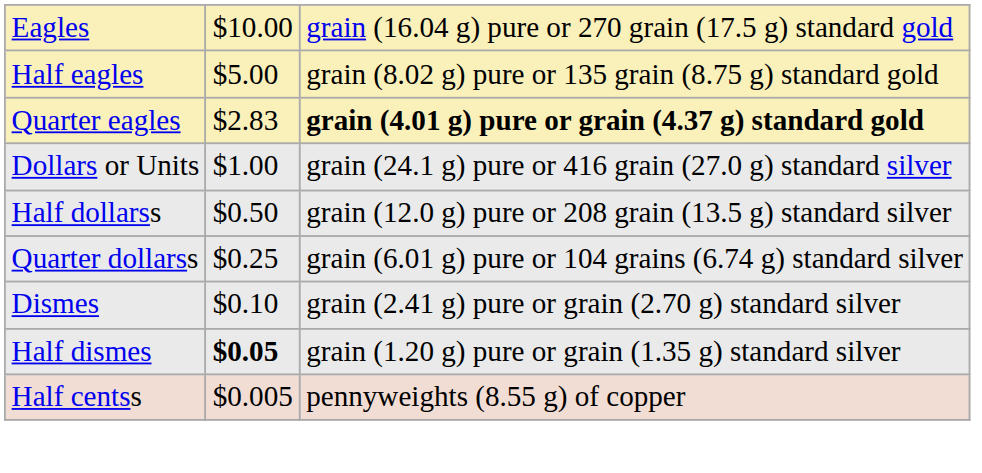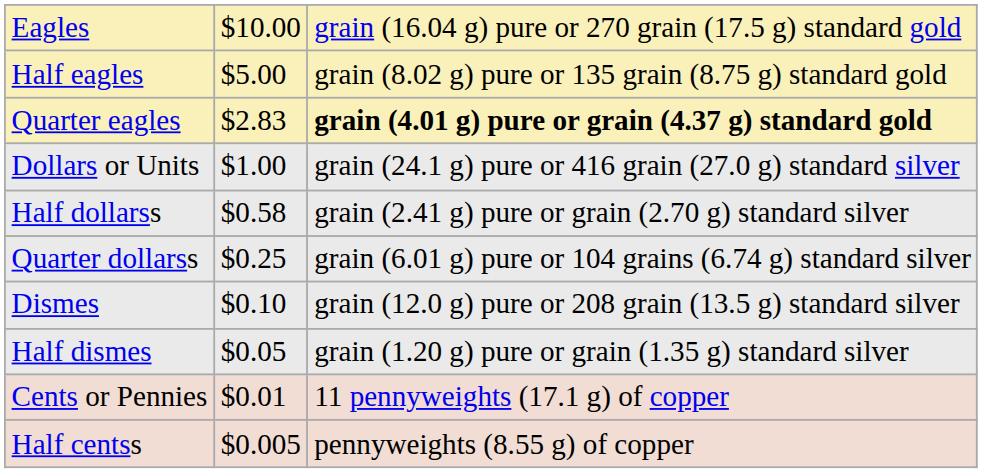(245, 212) $0.50 -> (254, 212) $0.58
(629, 212) grain (12.0 g) pure or 208 grain (13.5 g) standard silver -> (611, 212) grain (2.41 g) pure or grain (2.70 g) standard silver
(603, 304) grain (2.41 g) pure or grain (2.70 g) standard silver -> (637, 304) grain (12.0 g) pure or 208 grain (13.5 g) standard silver
(245, 350) bold -> (254, 350) normal
+ row: (110, 397)
